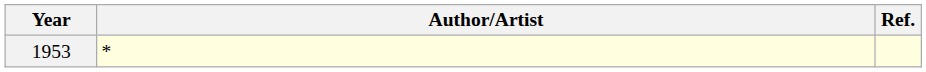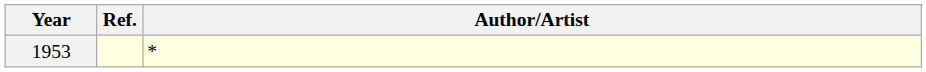columns swapped: (486, 19) <-> (898, 19)
